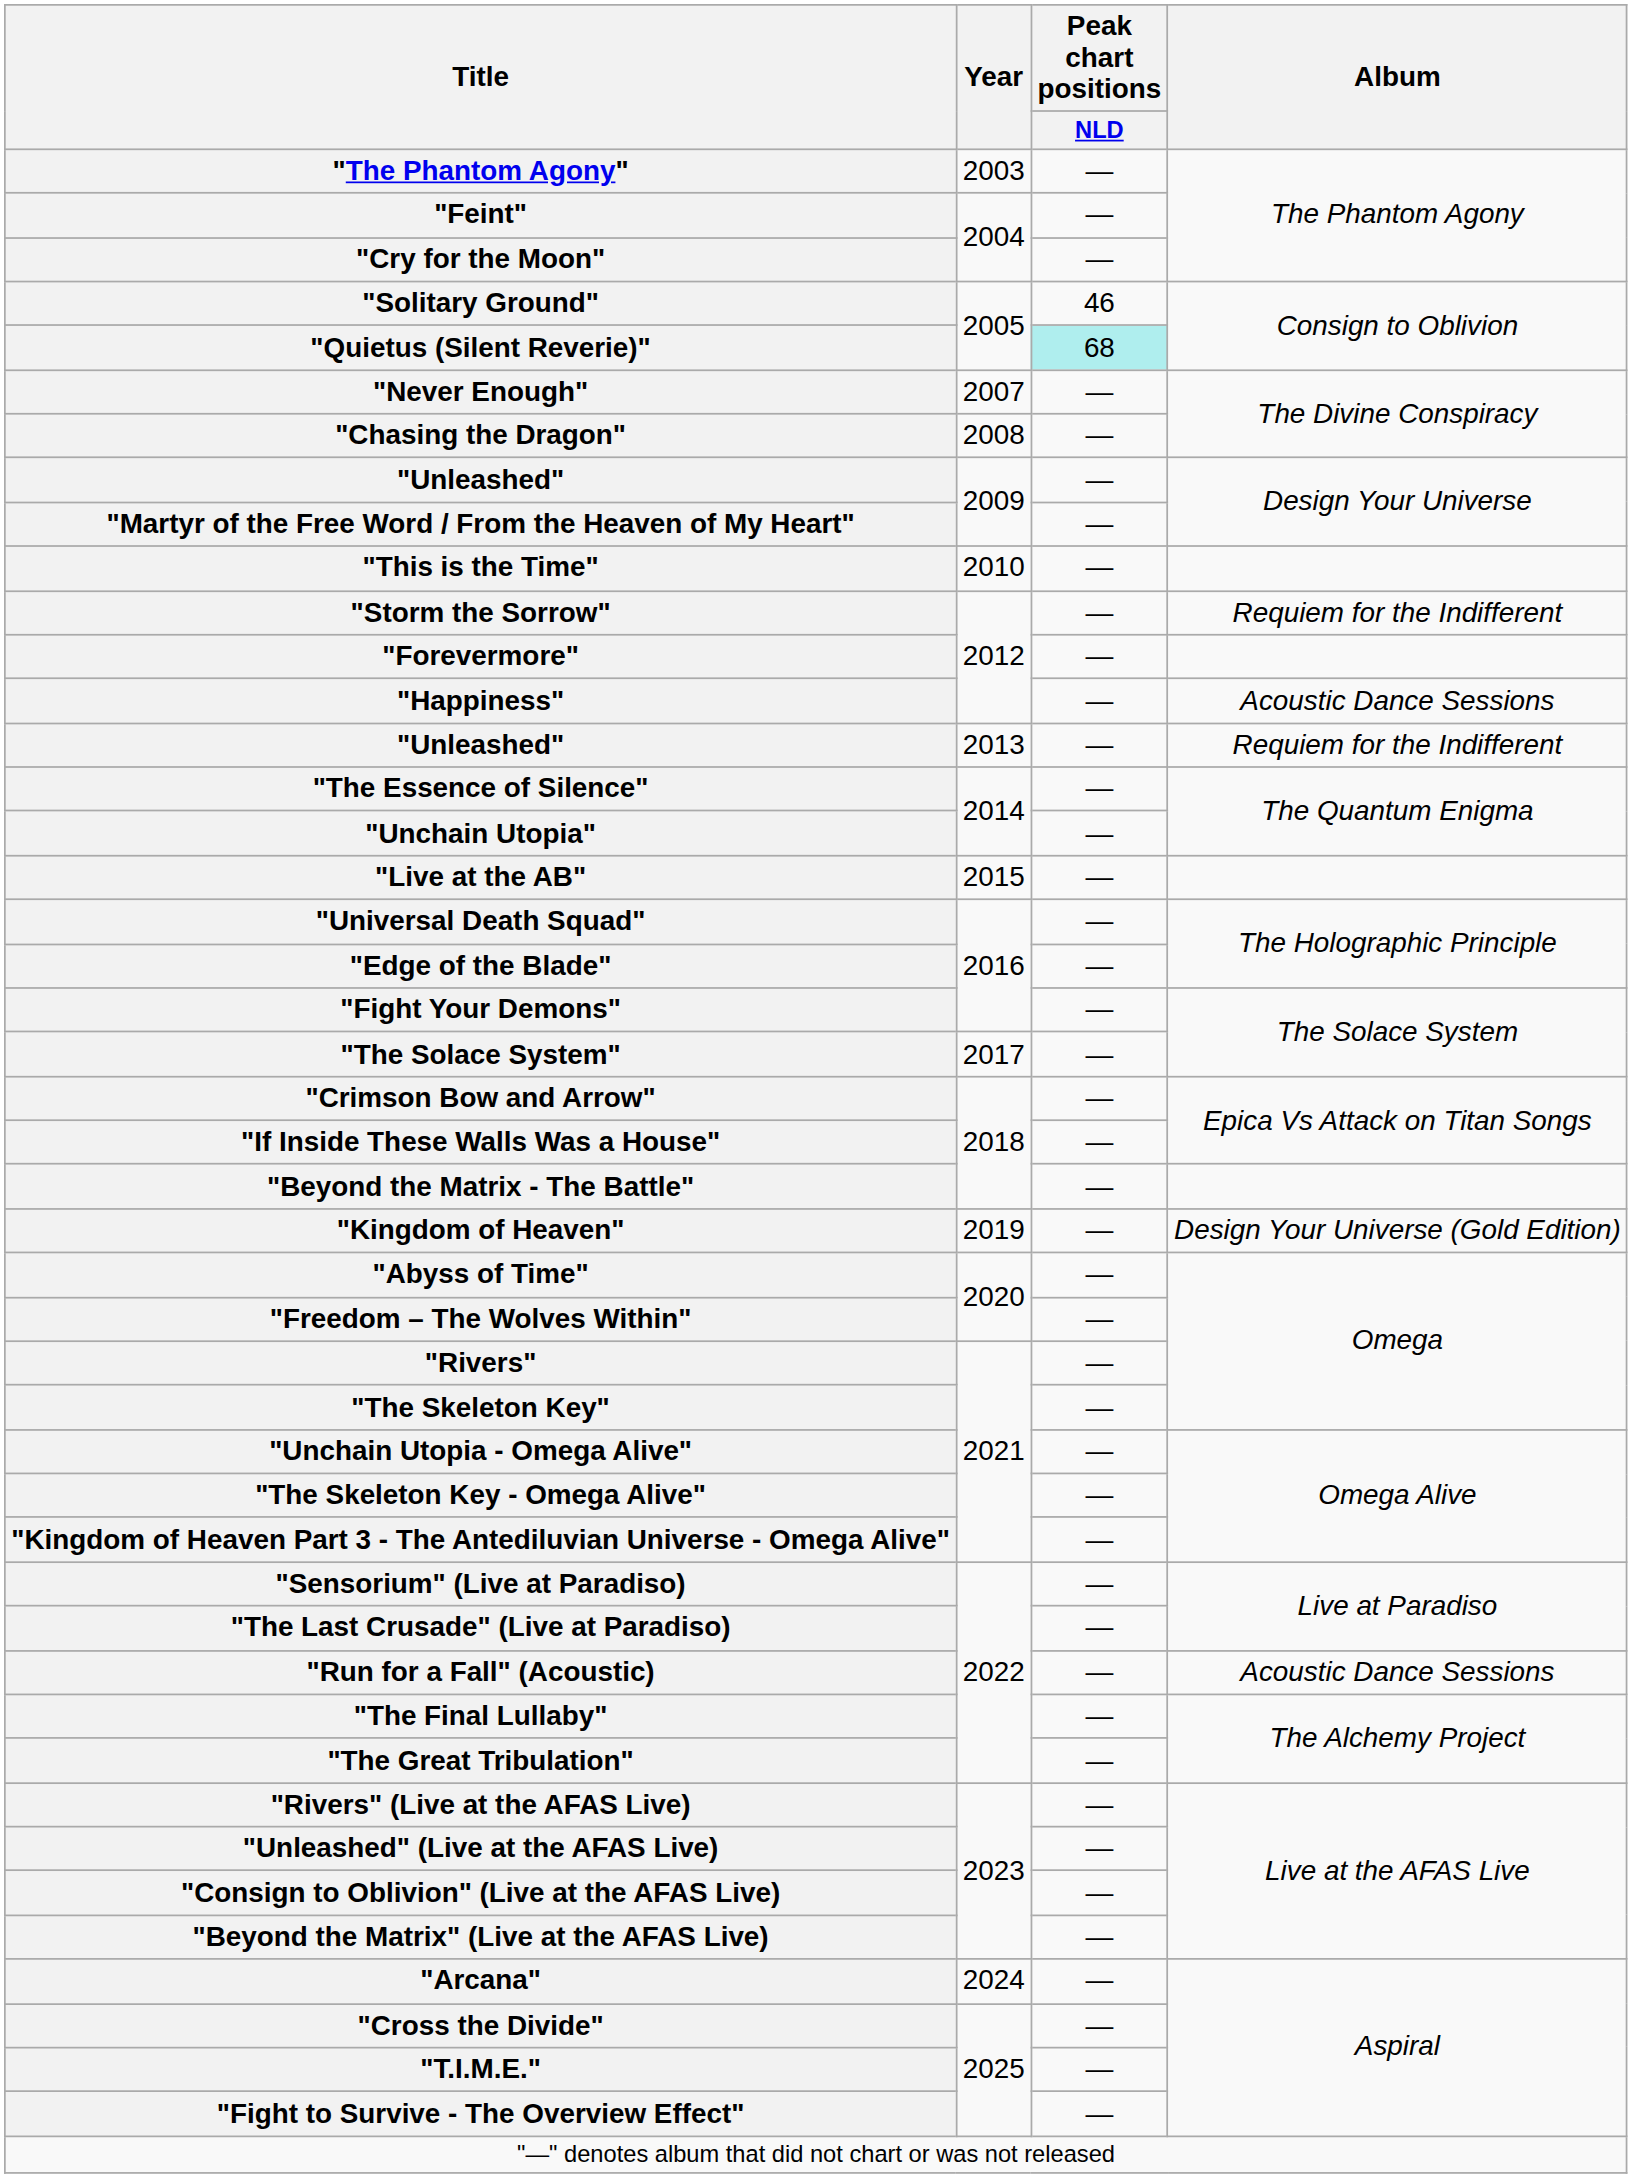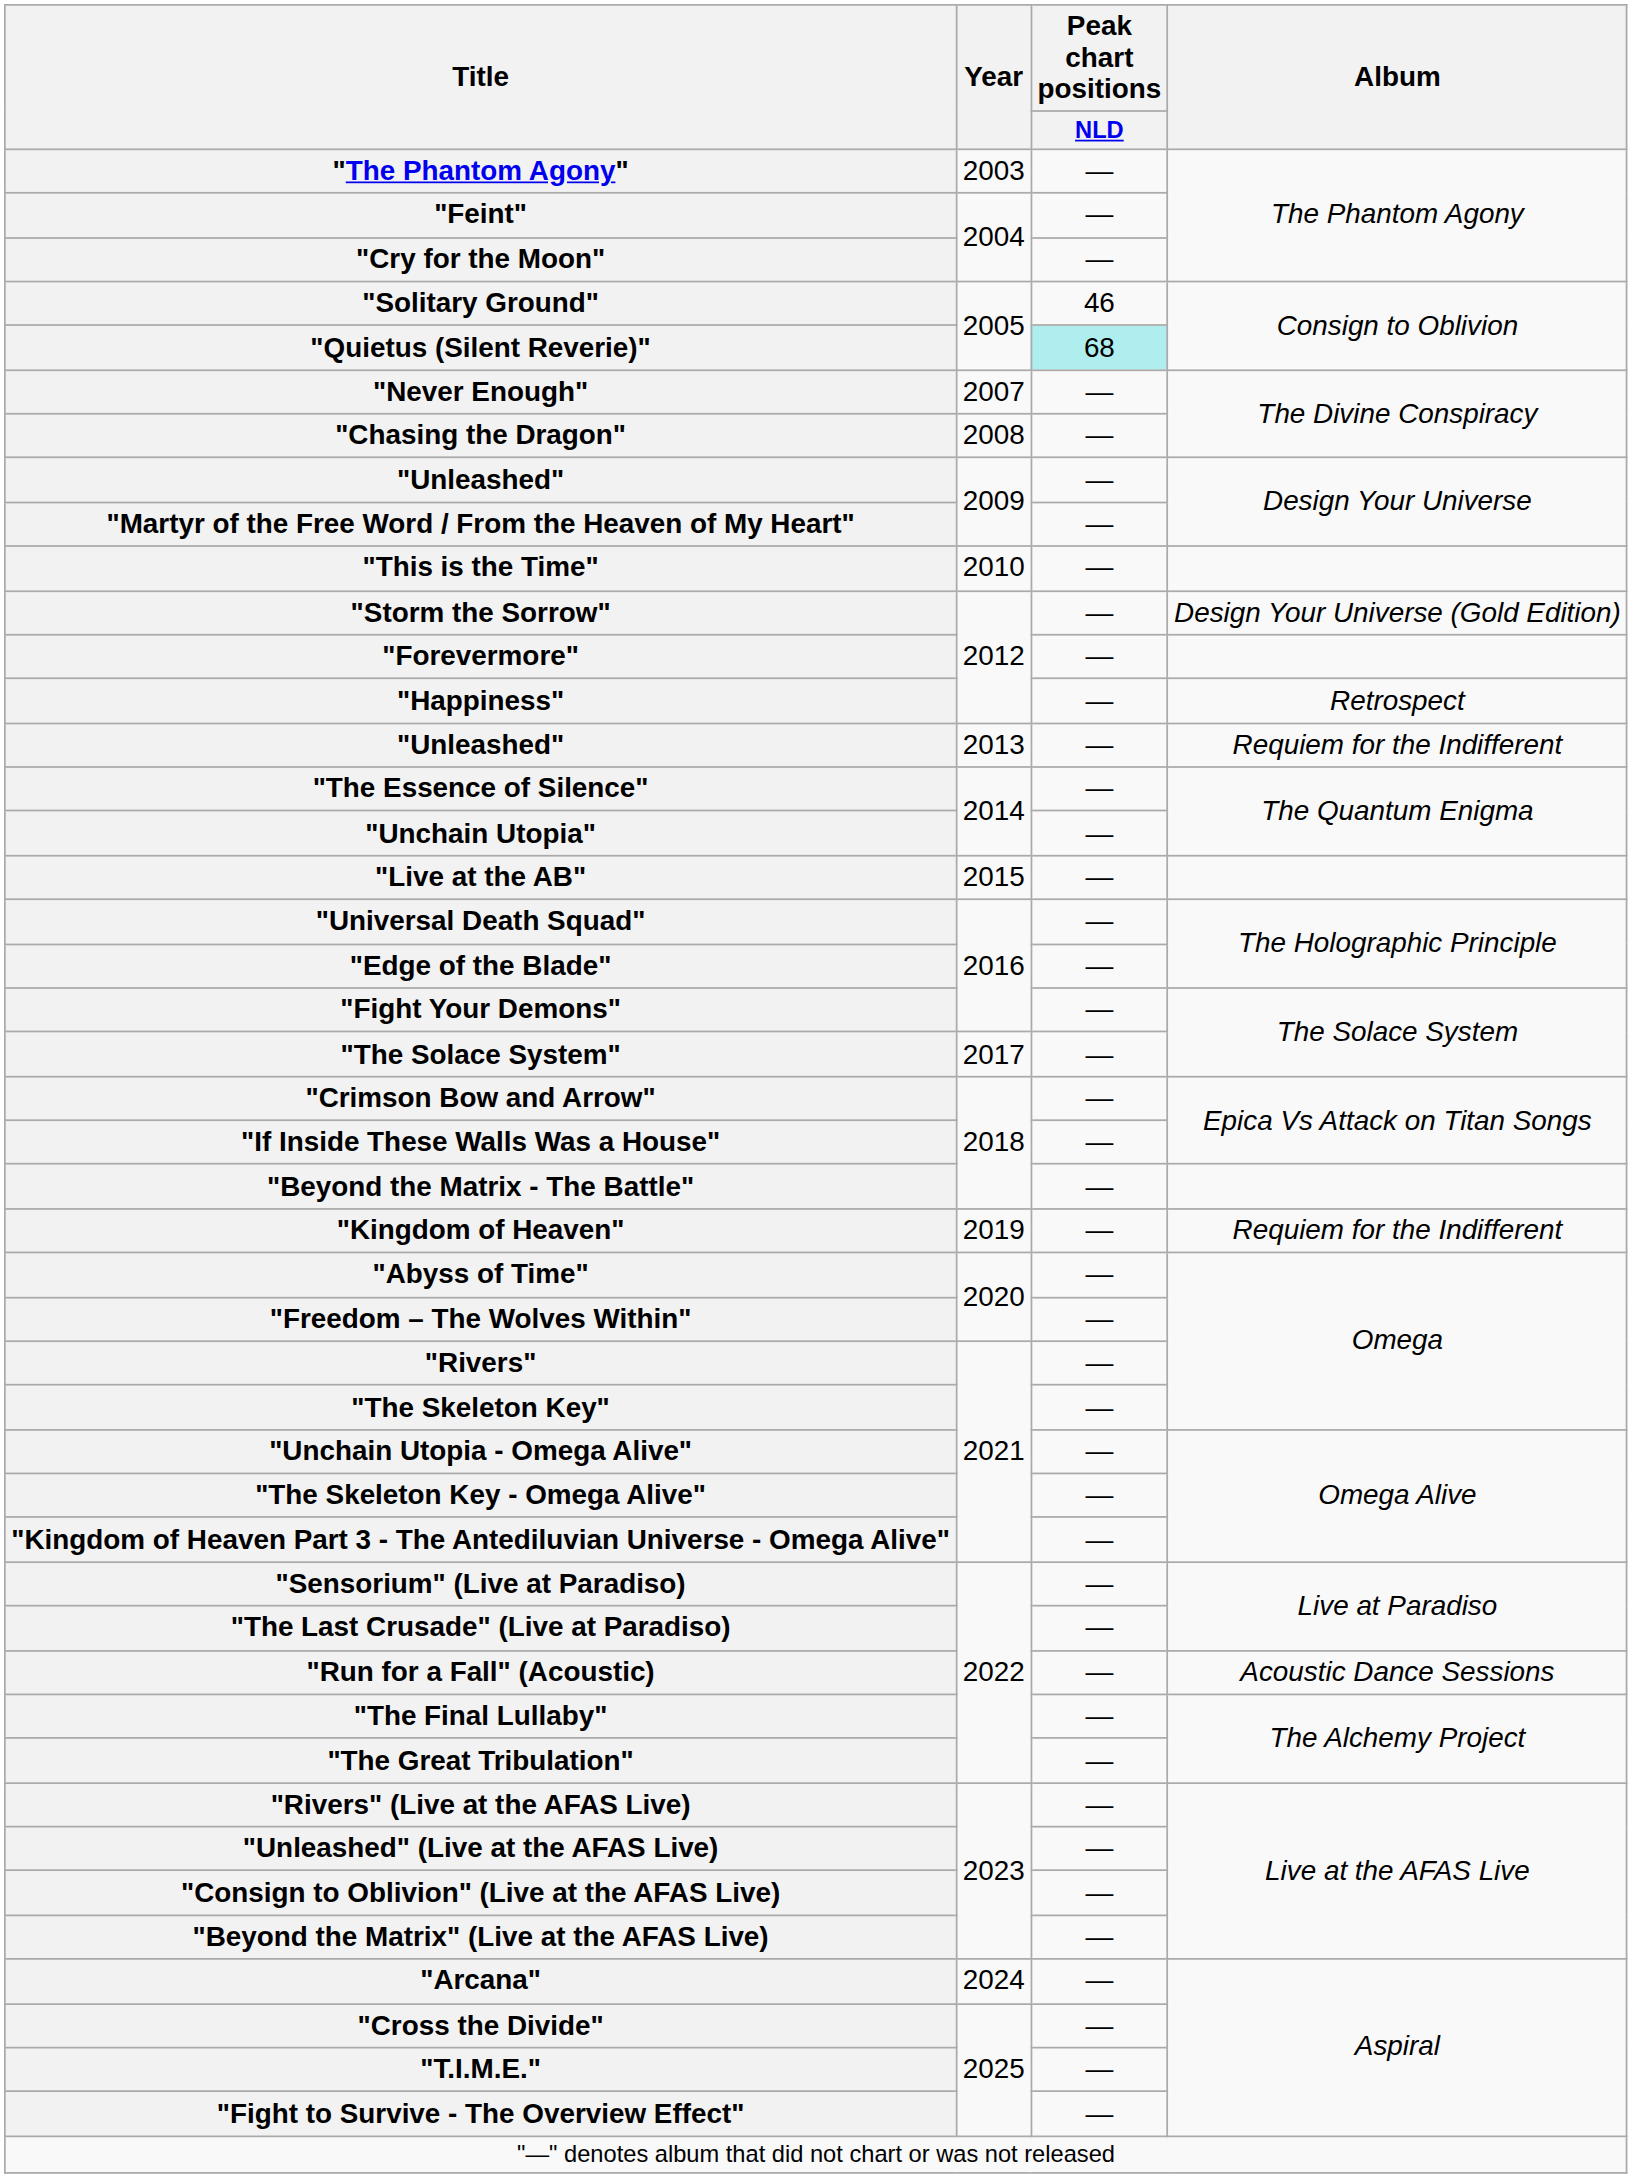(1397, 612) Requiem for the Indifferent -> (1397, 612) Design Your Universe (Gold Edition)
(1397, 700) Acoustic Dance Sessions -> (1397, 700) Retrospect
(1397, 1230) Design Your Universe (Gold Edition) -> (1397, 1230) Requiem for the Indifferent
